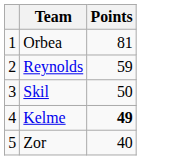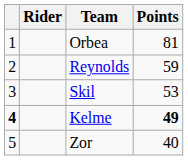+ column: (43, 17)
(125, 92) 50 -> (171, 92) 53
(12, 117) normal -> (12, 117) bold
